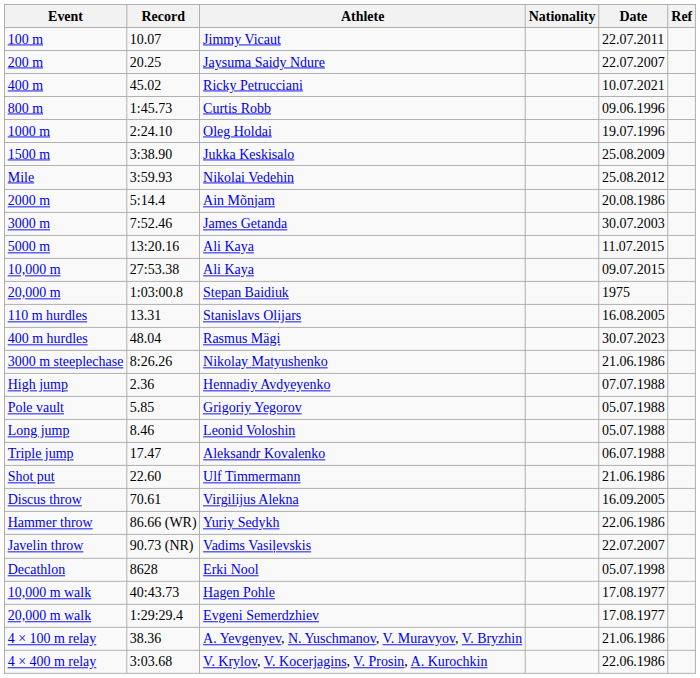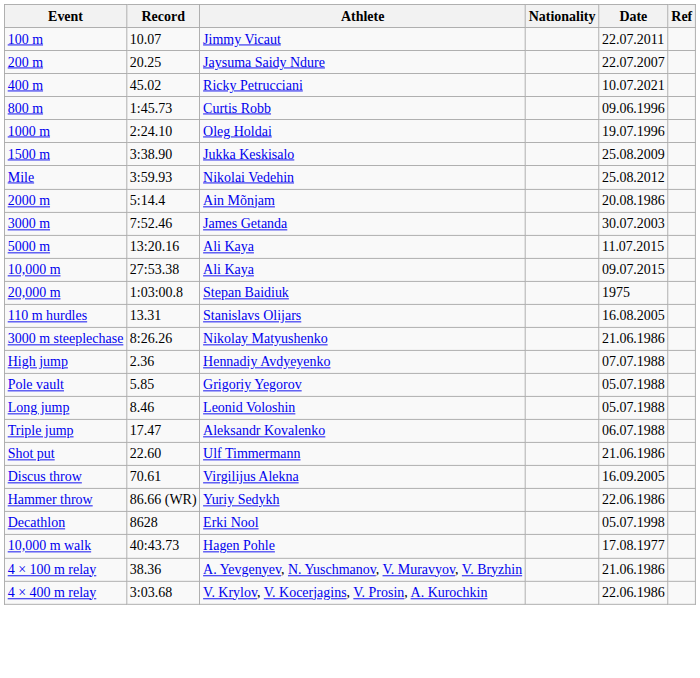- row: (48, 339)
- row: (46, 546)
- row: (49, 615)
